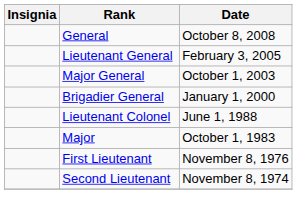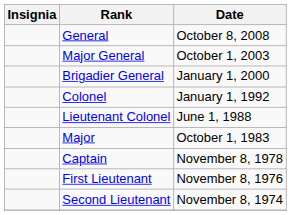- row: (119, 55)
+ row: (84, 96)
+ row: (85, 158)
